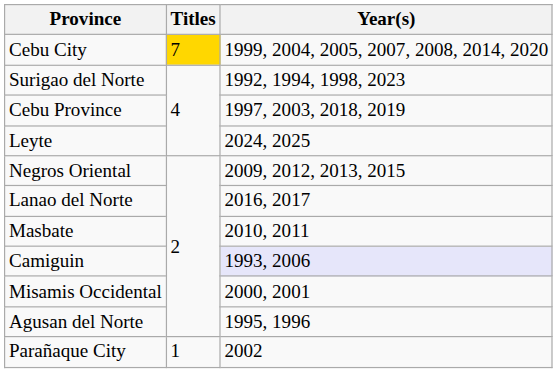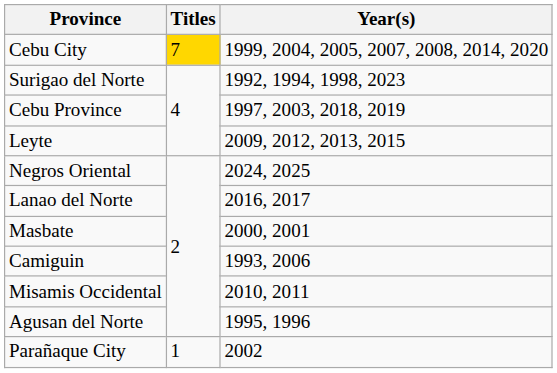(267, 140) 2024, 2025 -> (315, 140) 2009, 2012, 2013, 2015
(315, 170) 2009, 2012, 2013, 2015 -> (267, 170) 2024, 2025
(267, 230) 2010, 2011 -> (267, 230) 2000, 2001
(267, 261) lavender background -> (267, 261) no background
(267, 291) 2000, 2001 -> (267, 291) 2010, 2011
